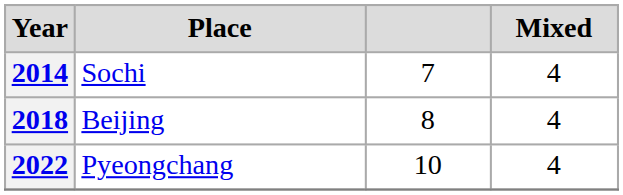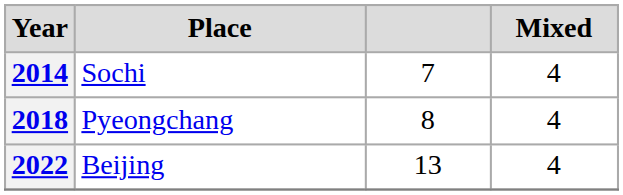(123, 119) Beijing -> (157, 119) Pyeongchang
(157, 165) Pyeongchang -> (123, 165) Beijing
(428, 165) 10 -> (428, 165) 13
